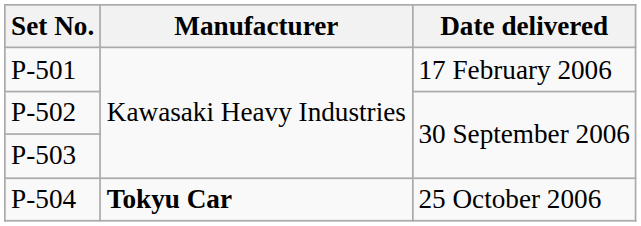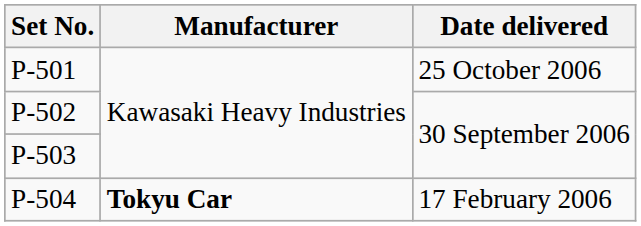(515, 69) 17 February 2006 -> (510, 69) 25 October 2006
(510, 198) 25 October 2006 -> (515, 198) 17 February 2006
